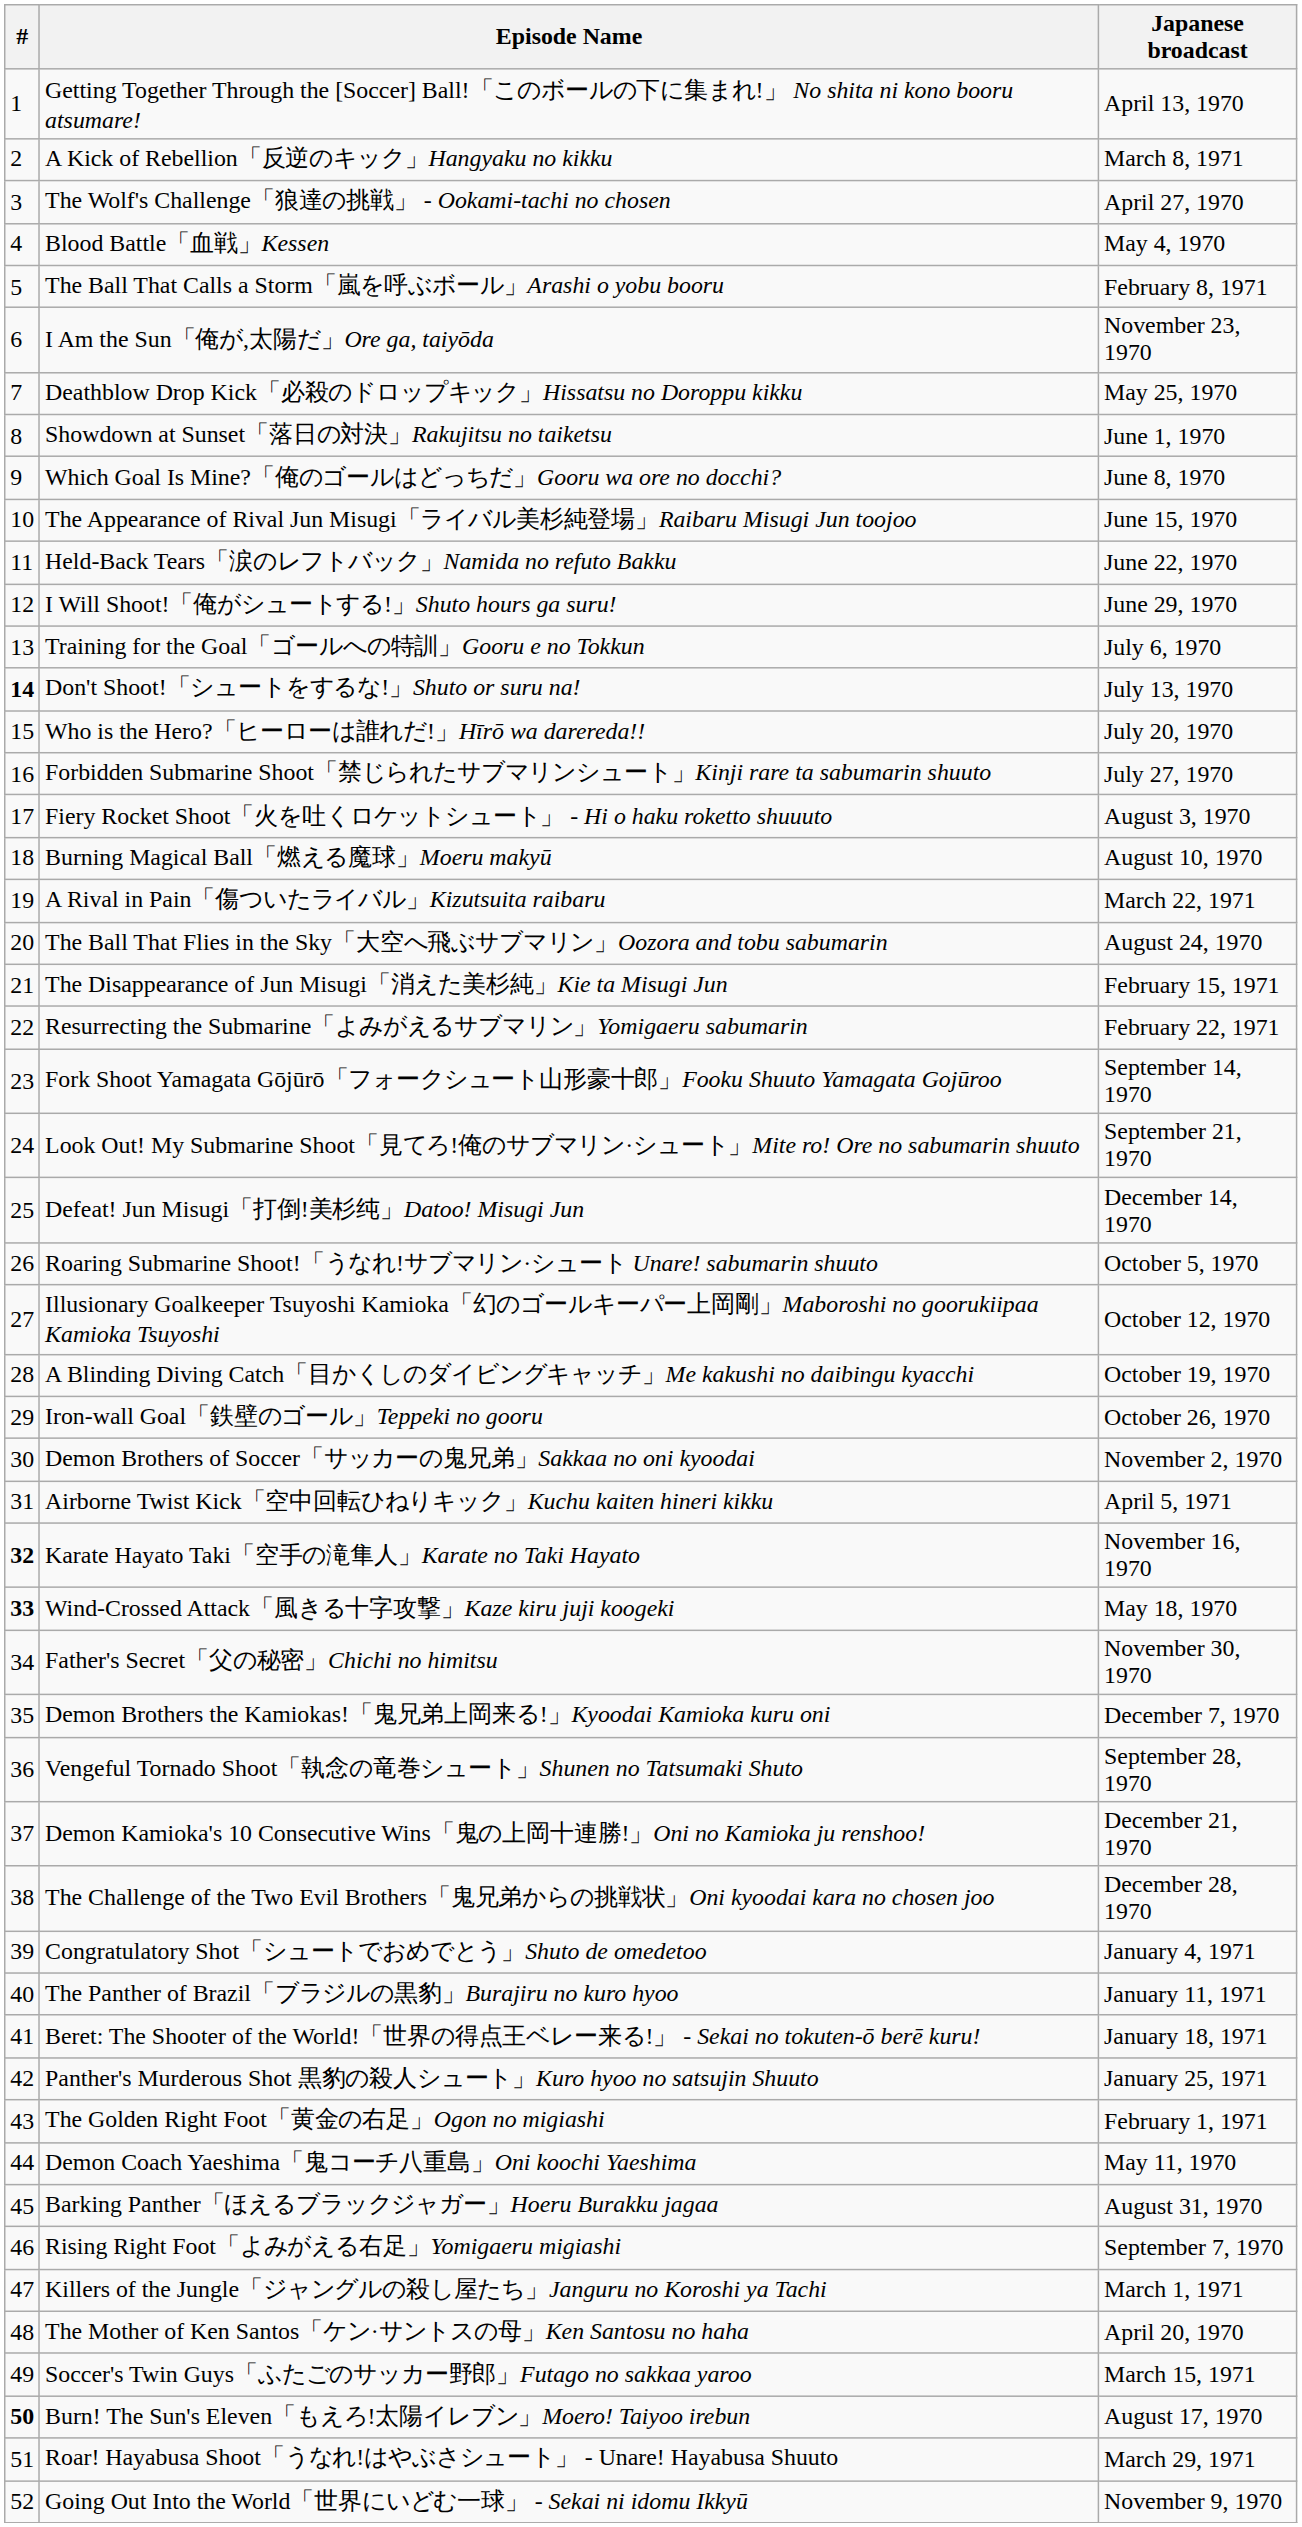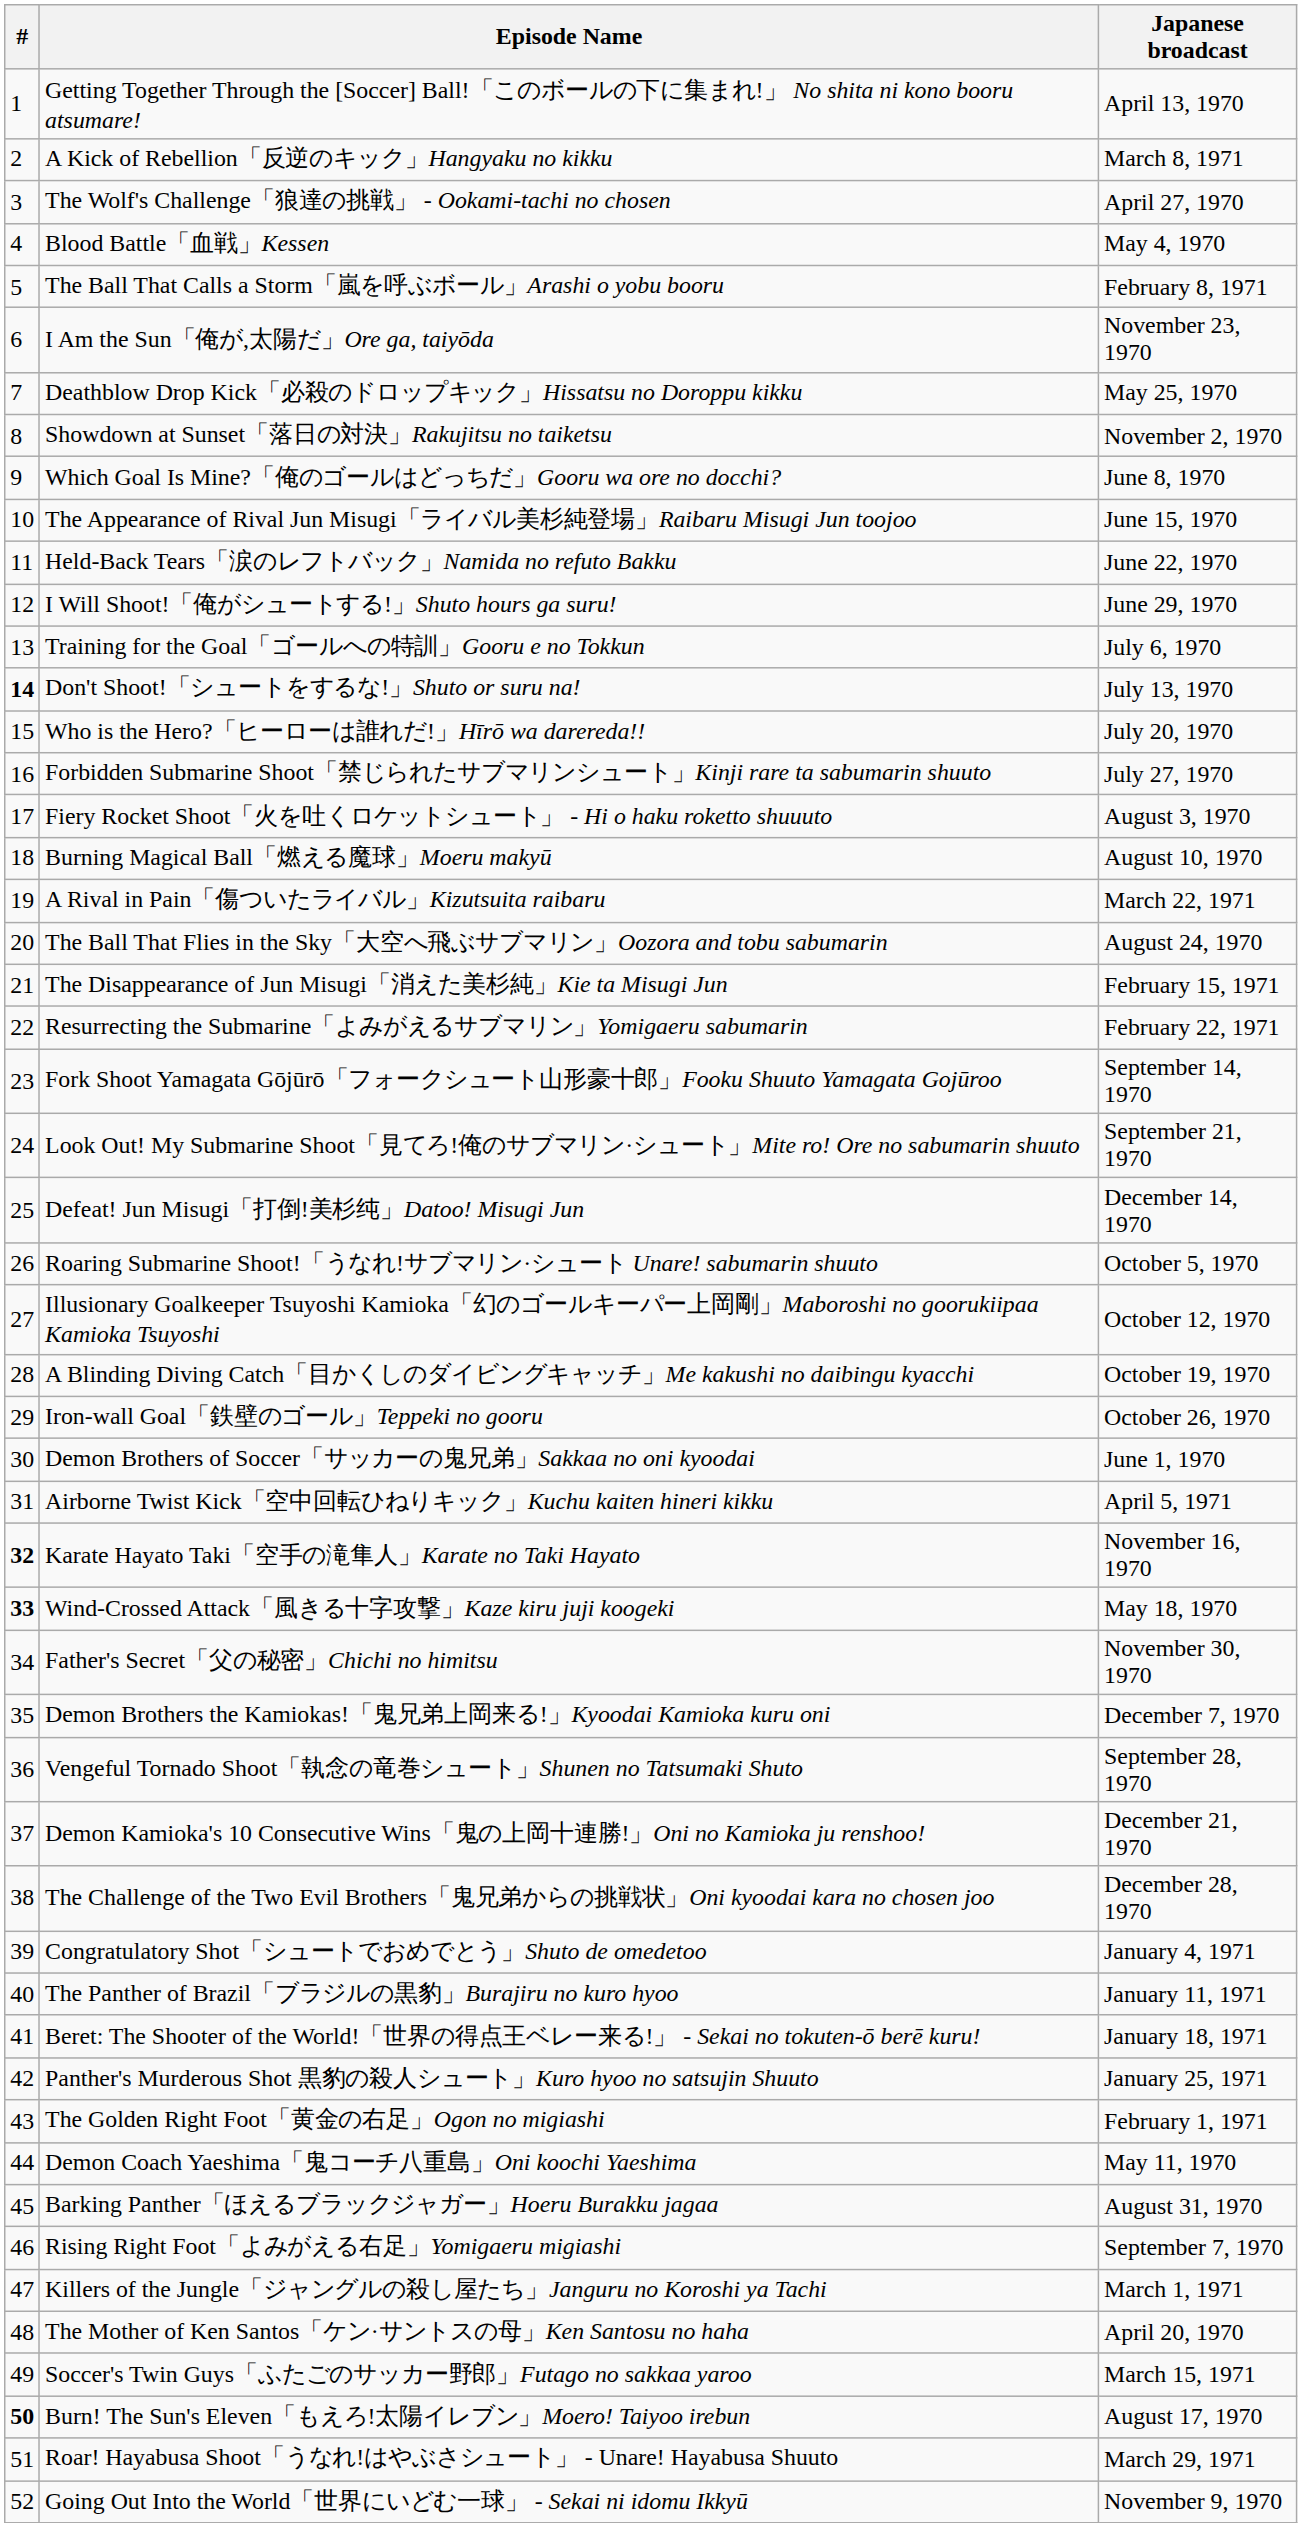(1165, 435) June 1, 1970 -> (1193, 435) November 2, 1970
(1193, 1459) November 2, 1970 -> (1165, 1459) June 1, 1970
